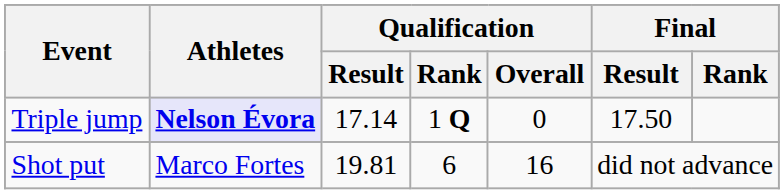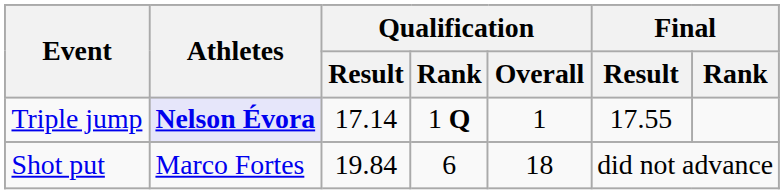(539, 119) 0 -> (539, 119) 1
(641, 119) 17.50 -> (641, 119) 17.55
(366, 165) 19.81 -> (366, 165) 19.84
(539, 165) 16 -> (539, 165) 18
